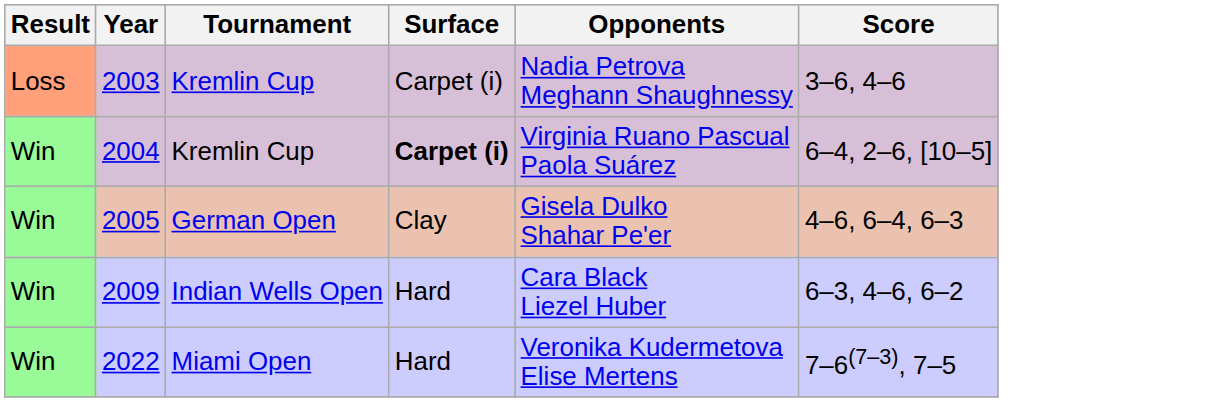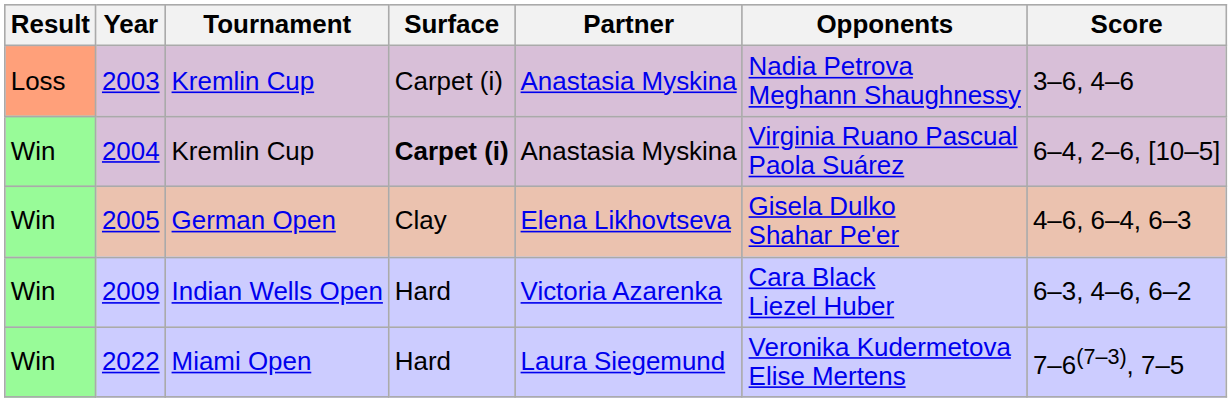+ column: (629, 25)
